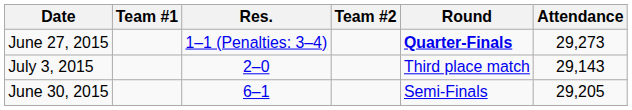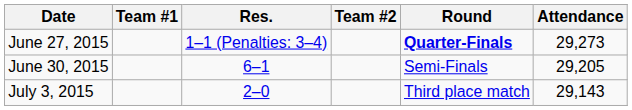rows swapped: (58, 92) <-> (51, 67)
